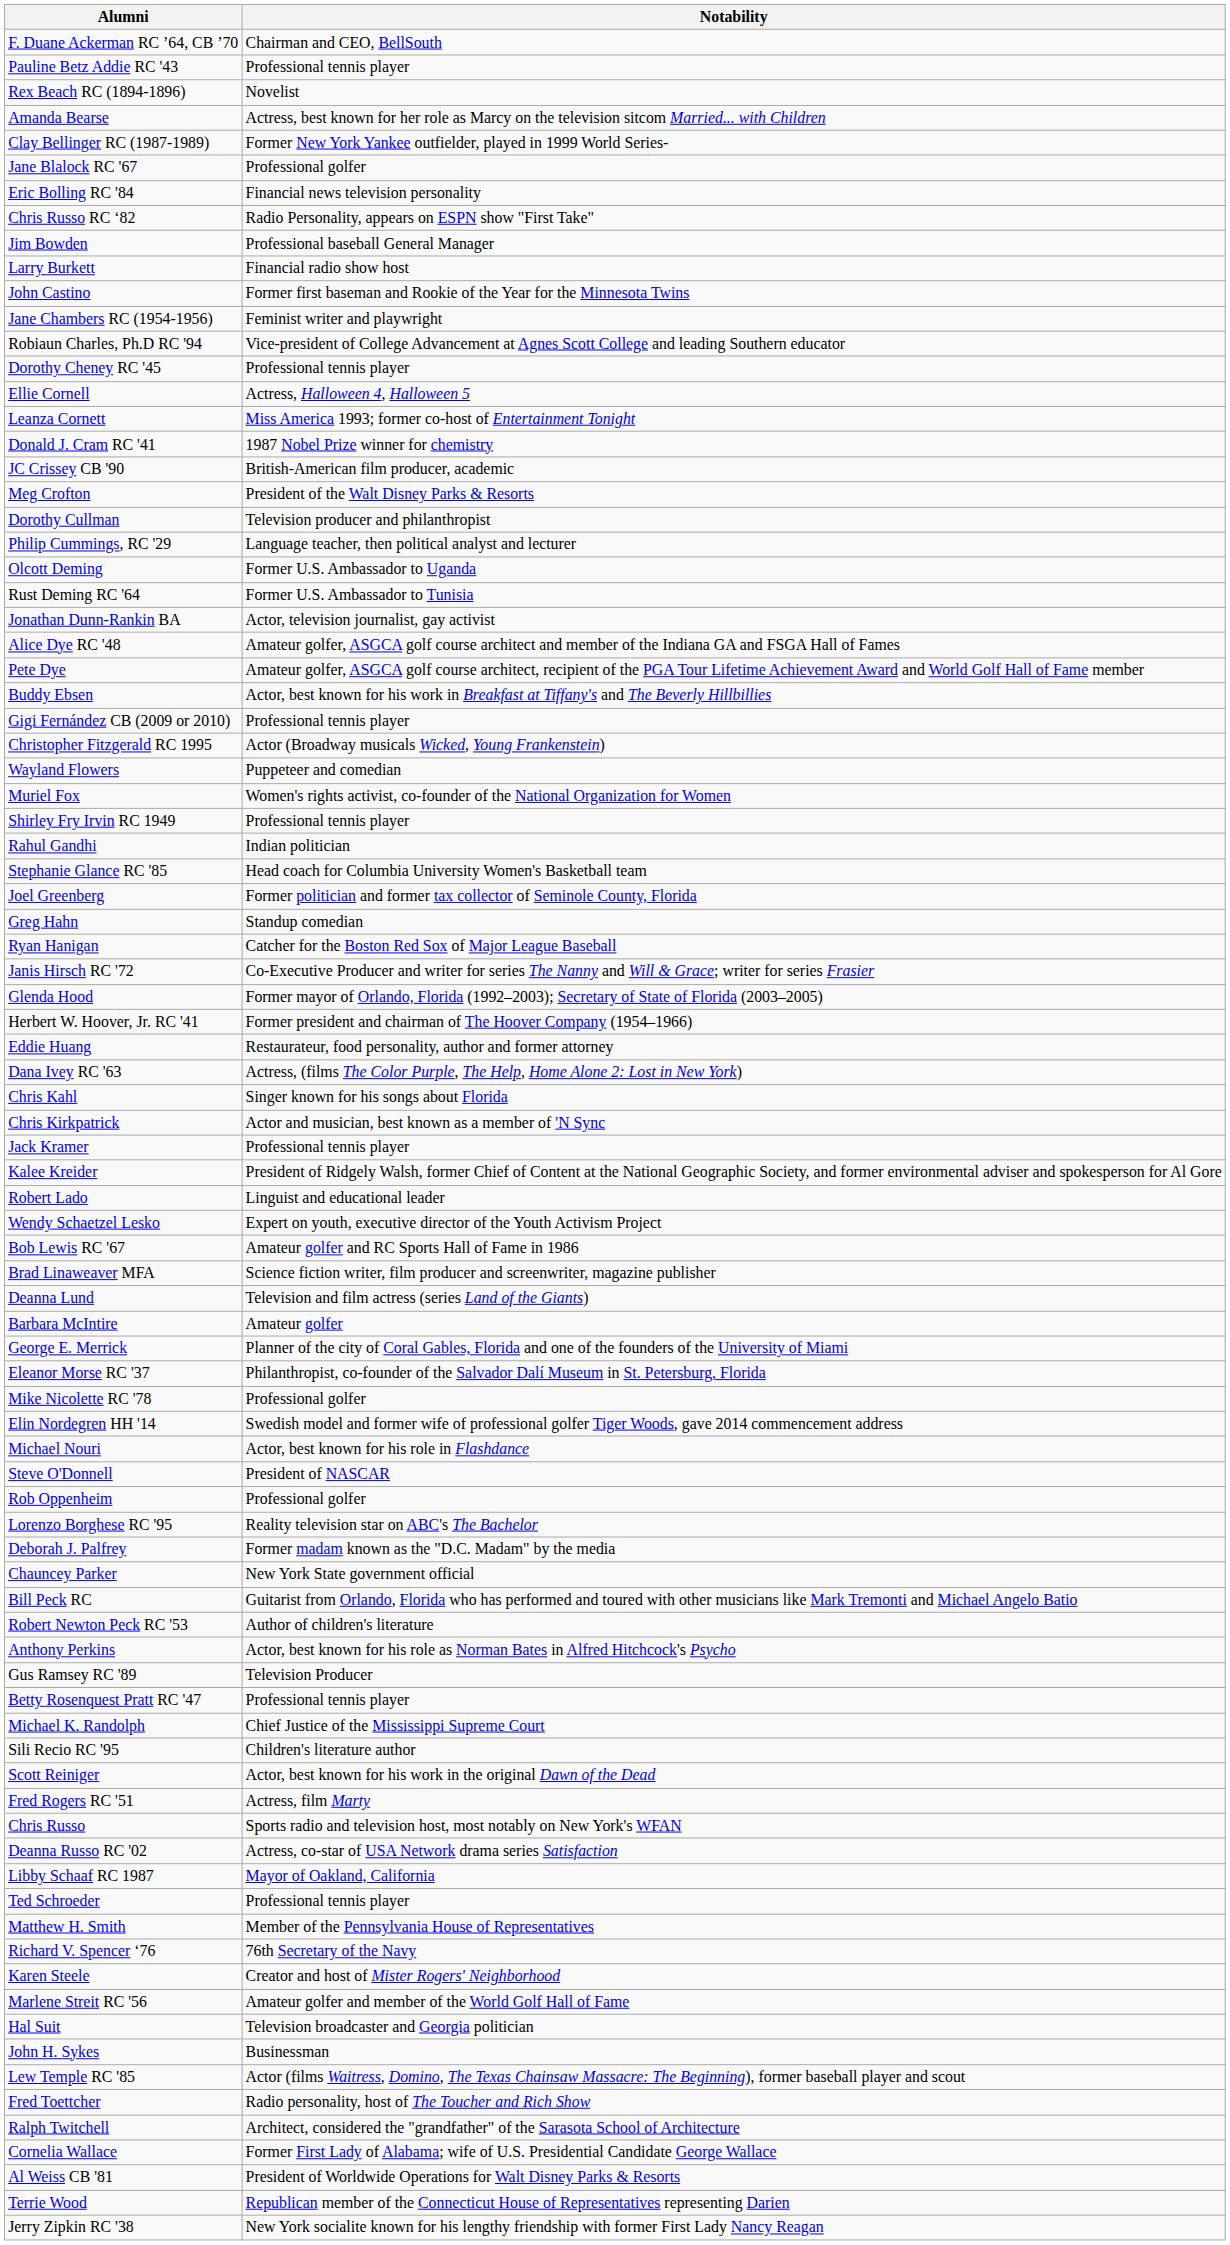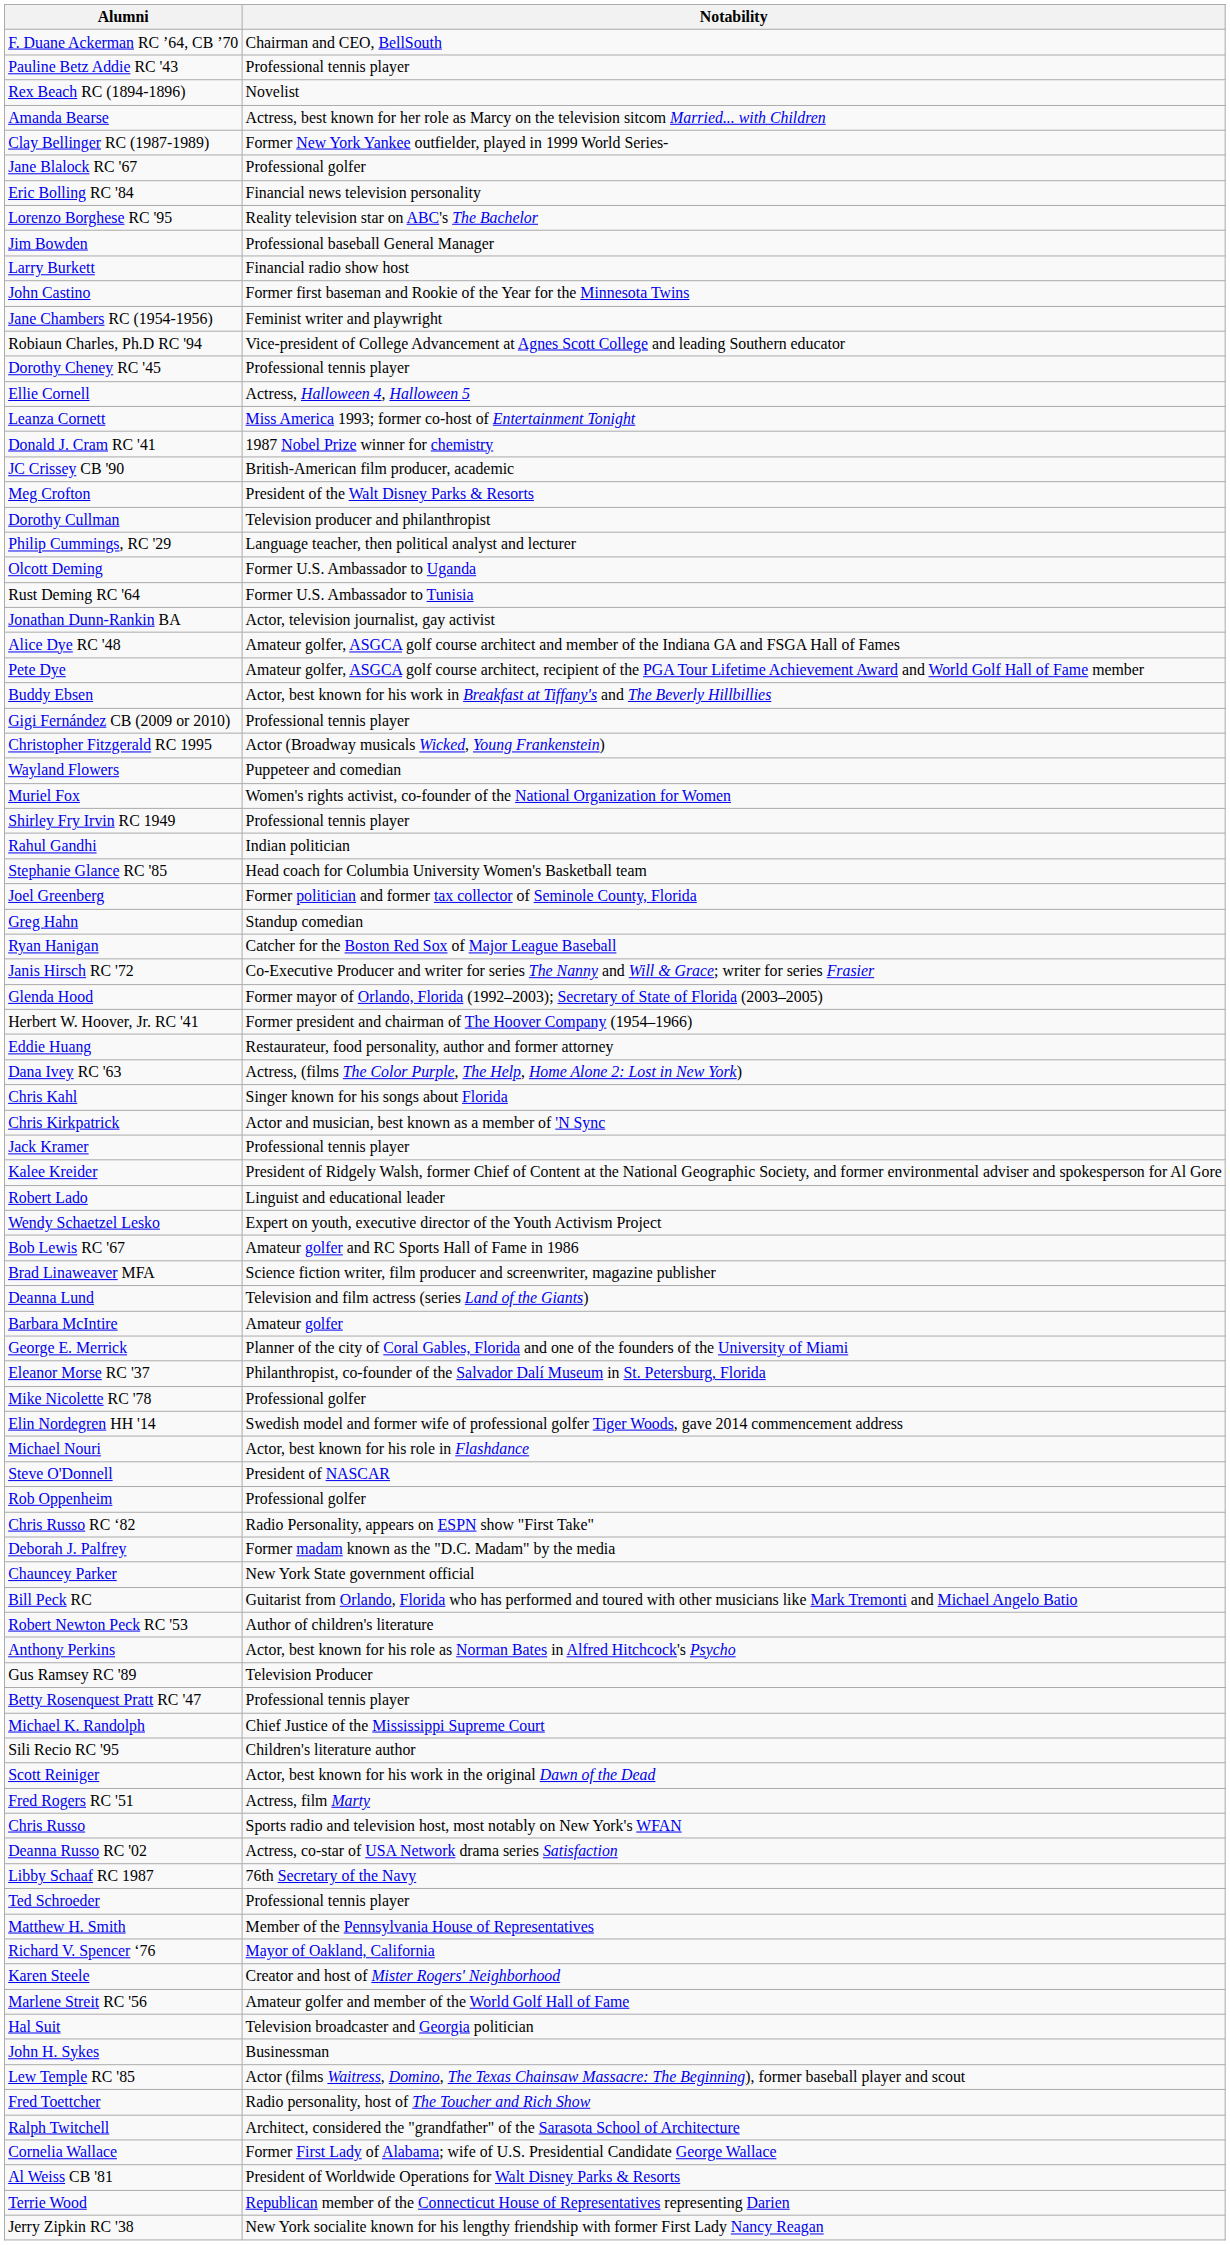rows swapped: (90, 1524) <-> (72, 218)
(340, 1876) Mayor of Oakland, California -> (331, 1876) 76th Secretary of the Navy
(331, 1951) 76th Secretary of the Navy -> (340, 1951) Mayor of Oakland, California
